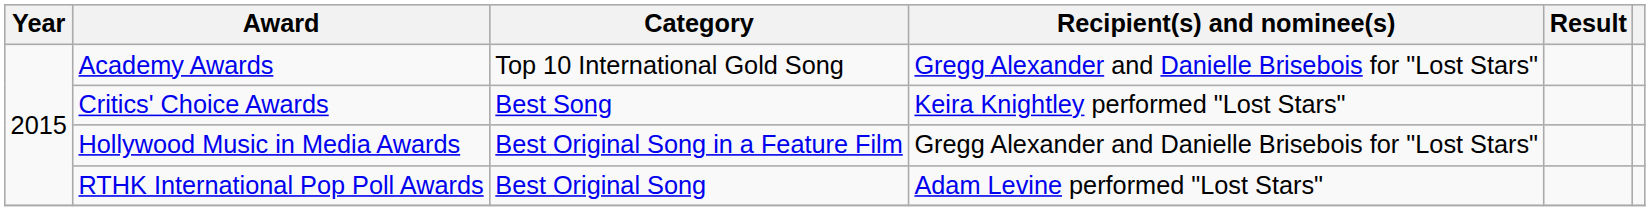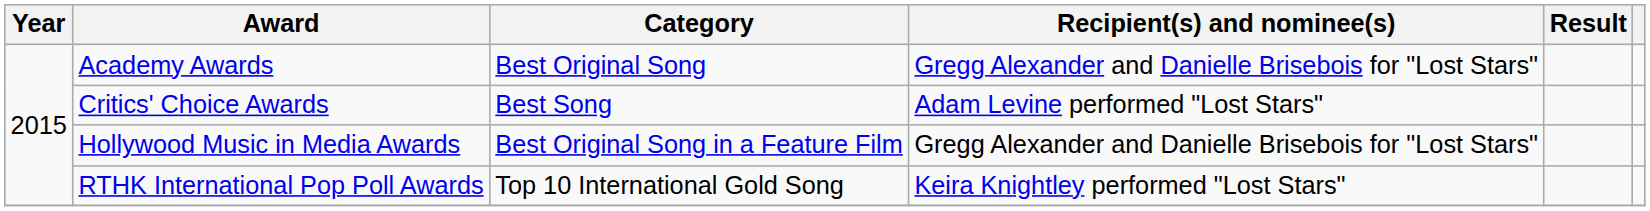(670, 64) Top 10 International Gold Song -> (601, 64) Best Original Song
(1130, 104) Keira Knightley performed "Lost Stars" -> (1119, 104) Adam Levine performed "Lost Stars"
(601, 184) Best Original Song -> (670, 184) Top 10 International Gold Song
(1119, 184) Adam Levine performed "Lost Stars" -> (1130, 184) Keira Knightley performed "Lost Stars"
